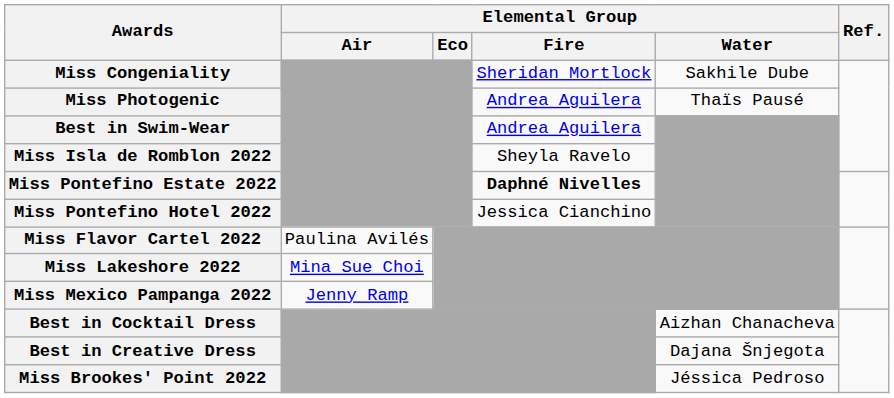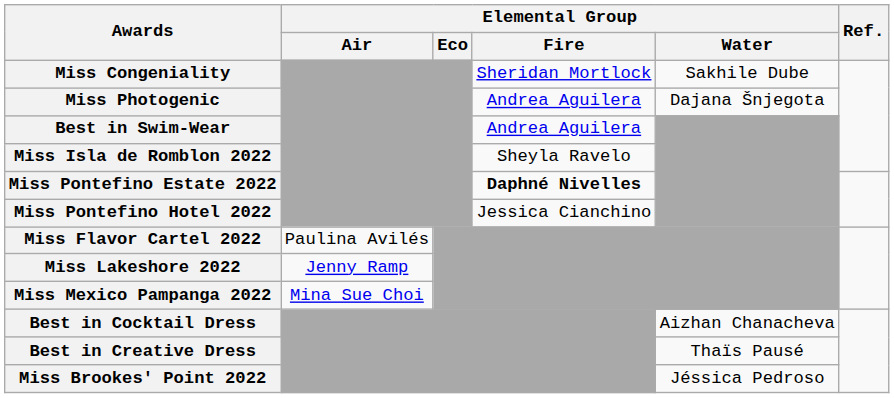(747, 102) Thaïs Pausé -> (747, 102) Dajana Šnjegota
(357, 268) Mina Sue Choi -> (357, 268) Jenny Ramp
(357, 296) Jenny Ramp -> (357, 296) Mina Sue Choi
(747, 351) Dajana Šnjegota -> (747, 351) Thaïs Pausé
